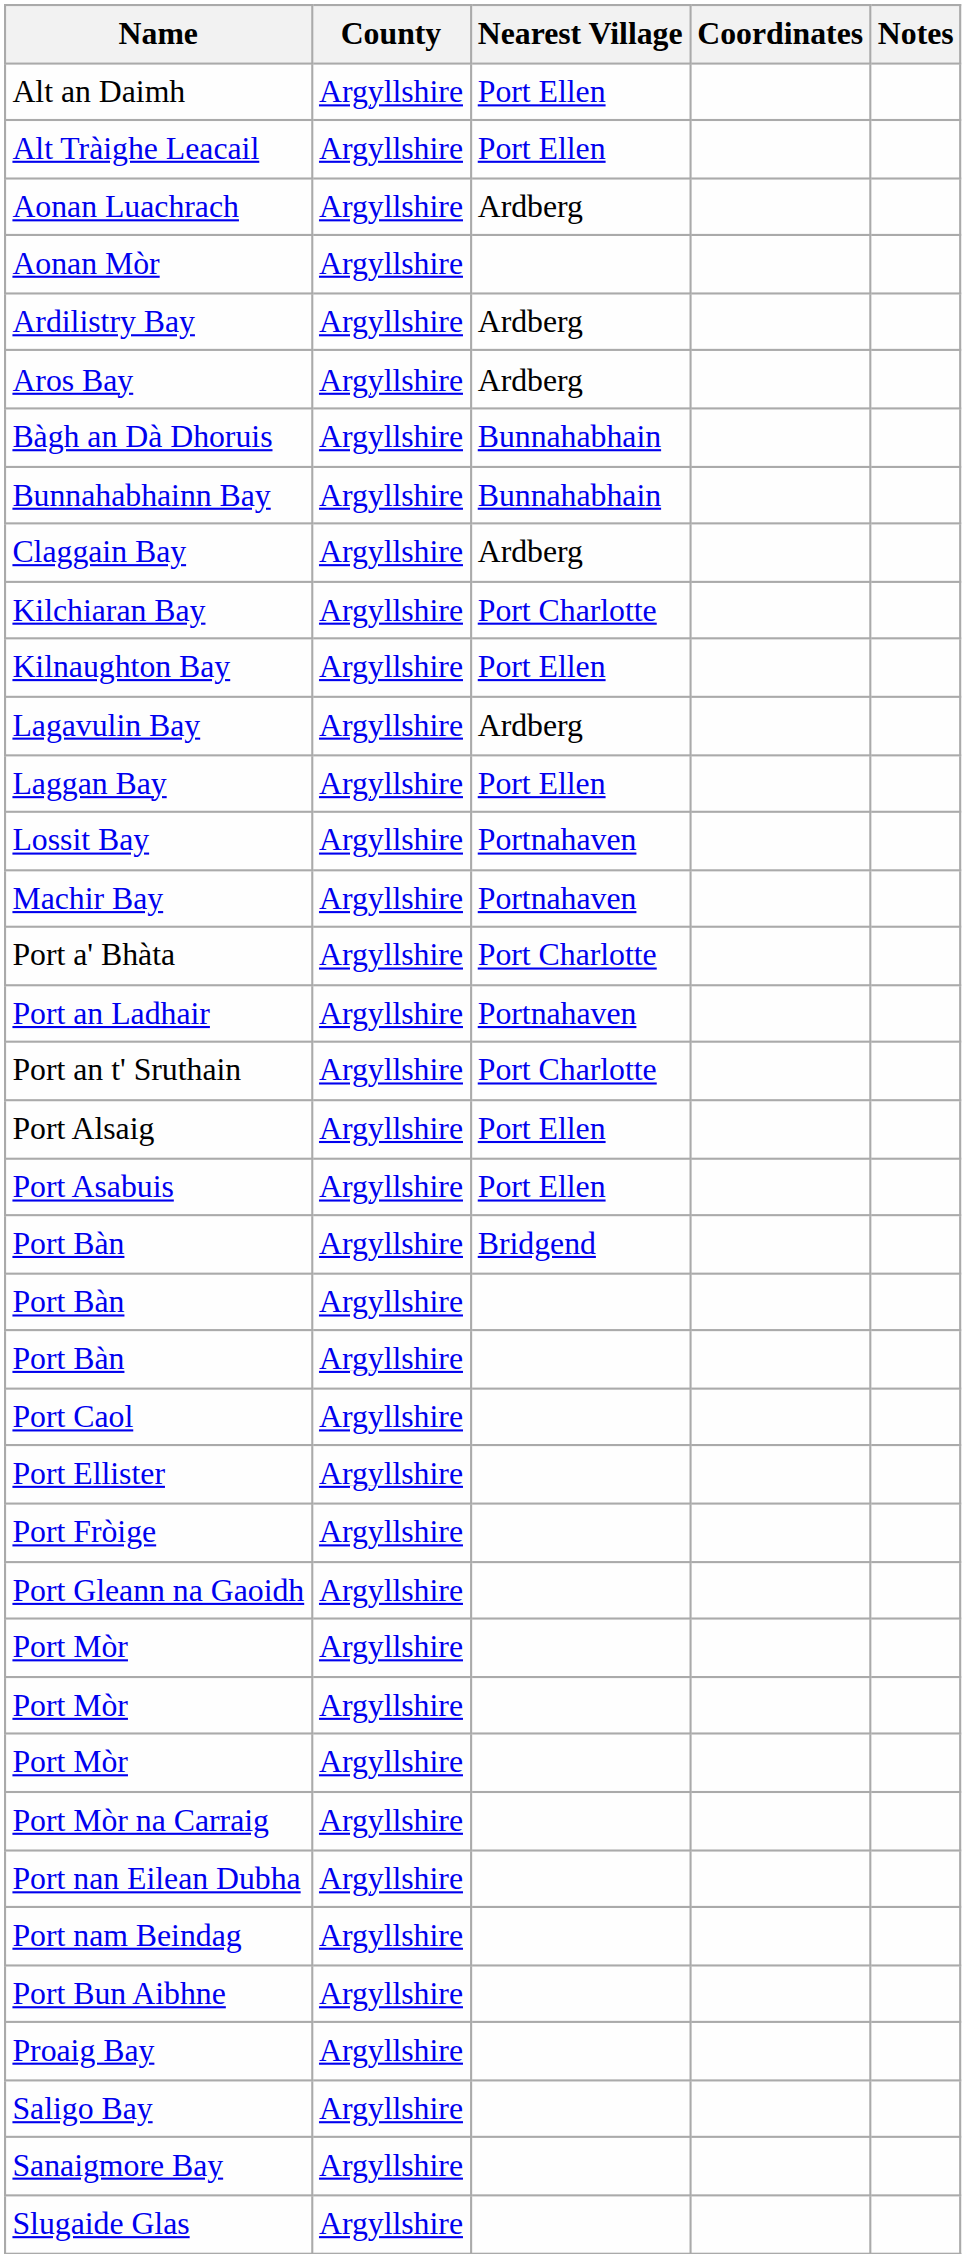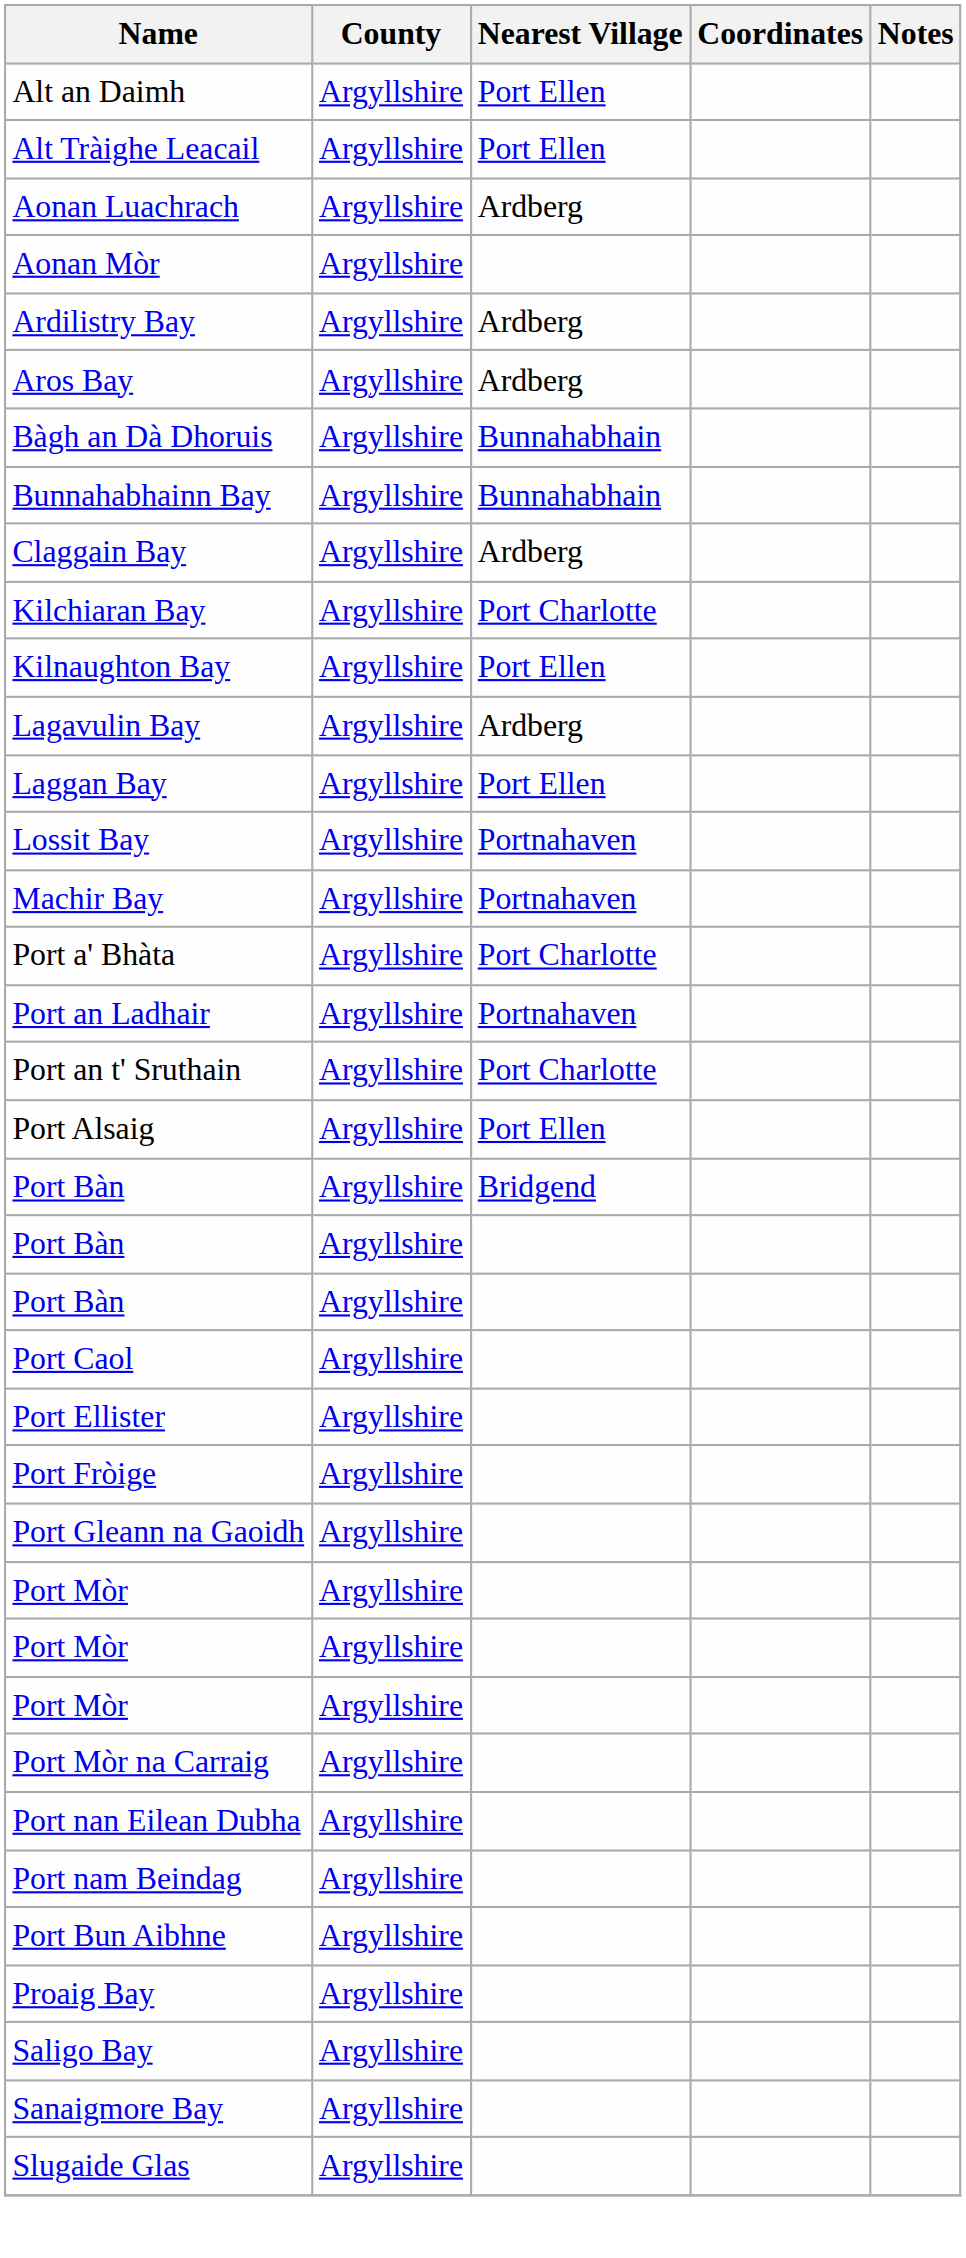- row: (93, 1185)
